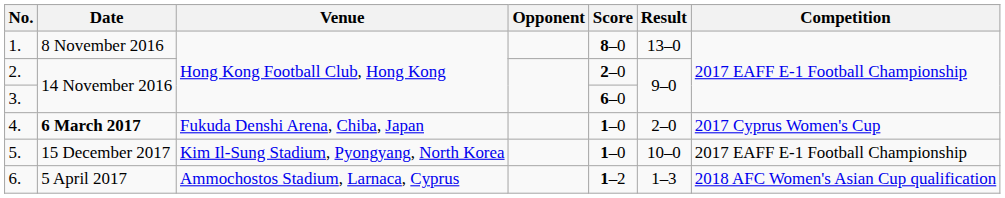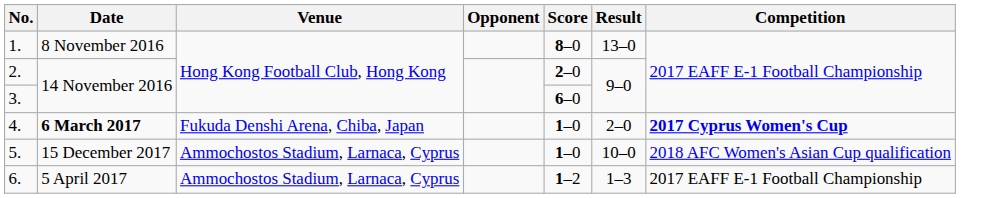(788, 125) normal -> (749, 125) bold
(342, 152) Kim Il-Sung Stadium, Pyongyang, North Korea -> (320, 152) Ammochostos Stadium, Larnaca, Cyprus
(831, 152) 2017 EAFF E-1 Football Championship -> (800, 152) 2018 AFC Women's Asian Cup qualification
(846, 179) 2018 AFC Women's Asian Cup qualification -> (786, 179) 2017 EAFF E-1 Football Championship
